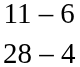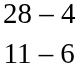rows swapped: (39, 53) <-> (39, 13)
